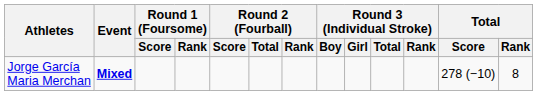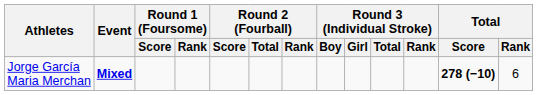(468, 74) normal -> (468, 74) bold
(516, 74) 8 -> (516, 74) 6
